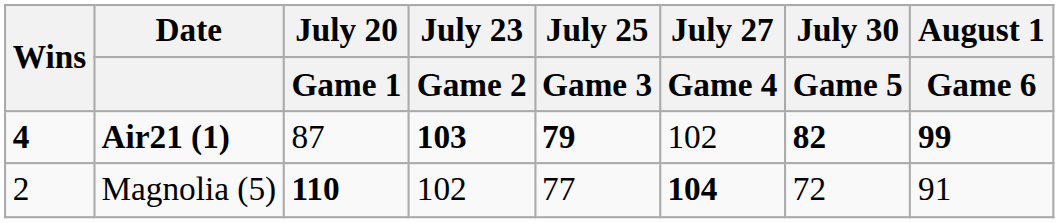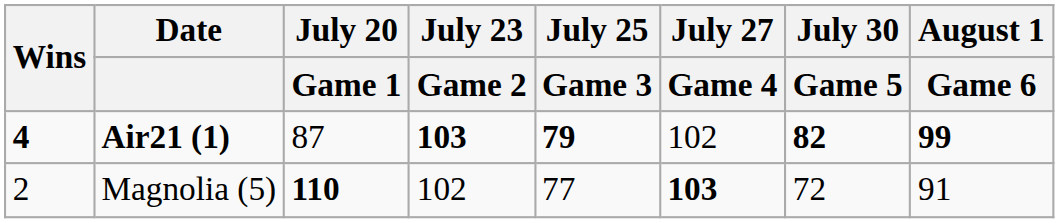(692, 189) 104 -> (692, 189) 103
